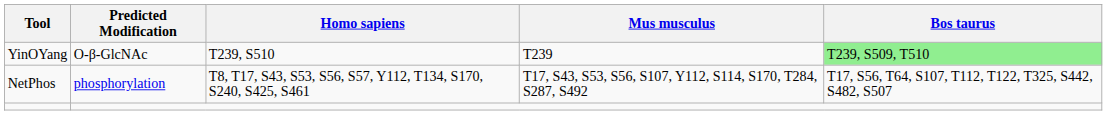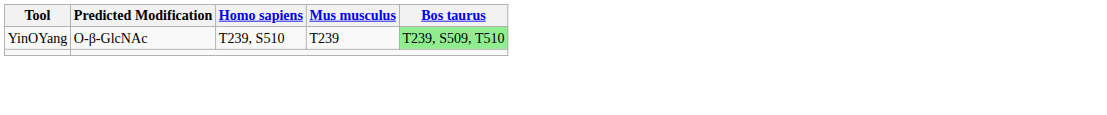- row: (32, 84)
